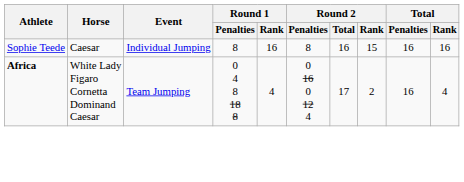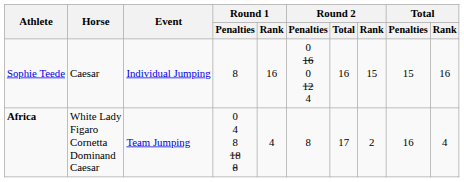(308, 48) 8 -> (308, 73) 0 16 0 12 4
(408, 48) 16 -> (408, 73) 15
(308, 91) 0 16 0 12 4 -> (308, 142) 8
